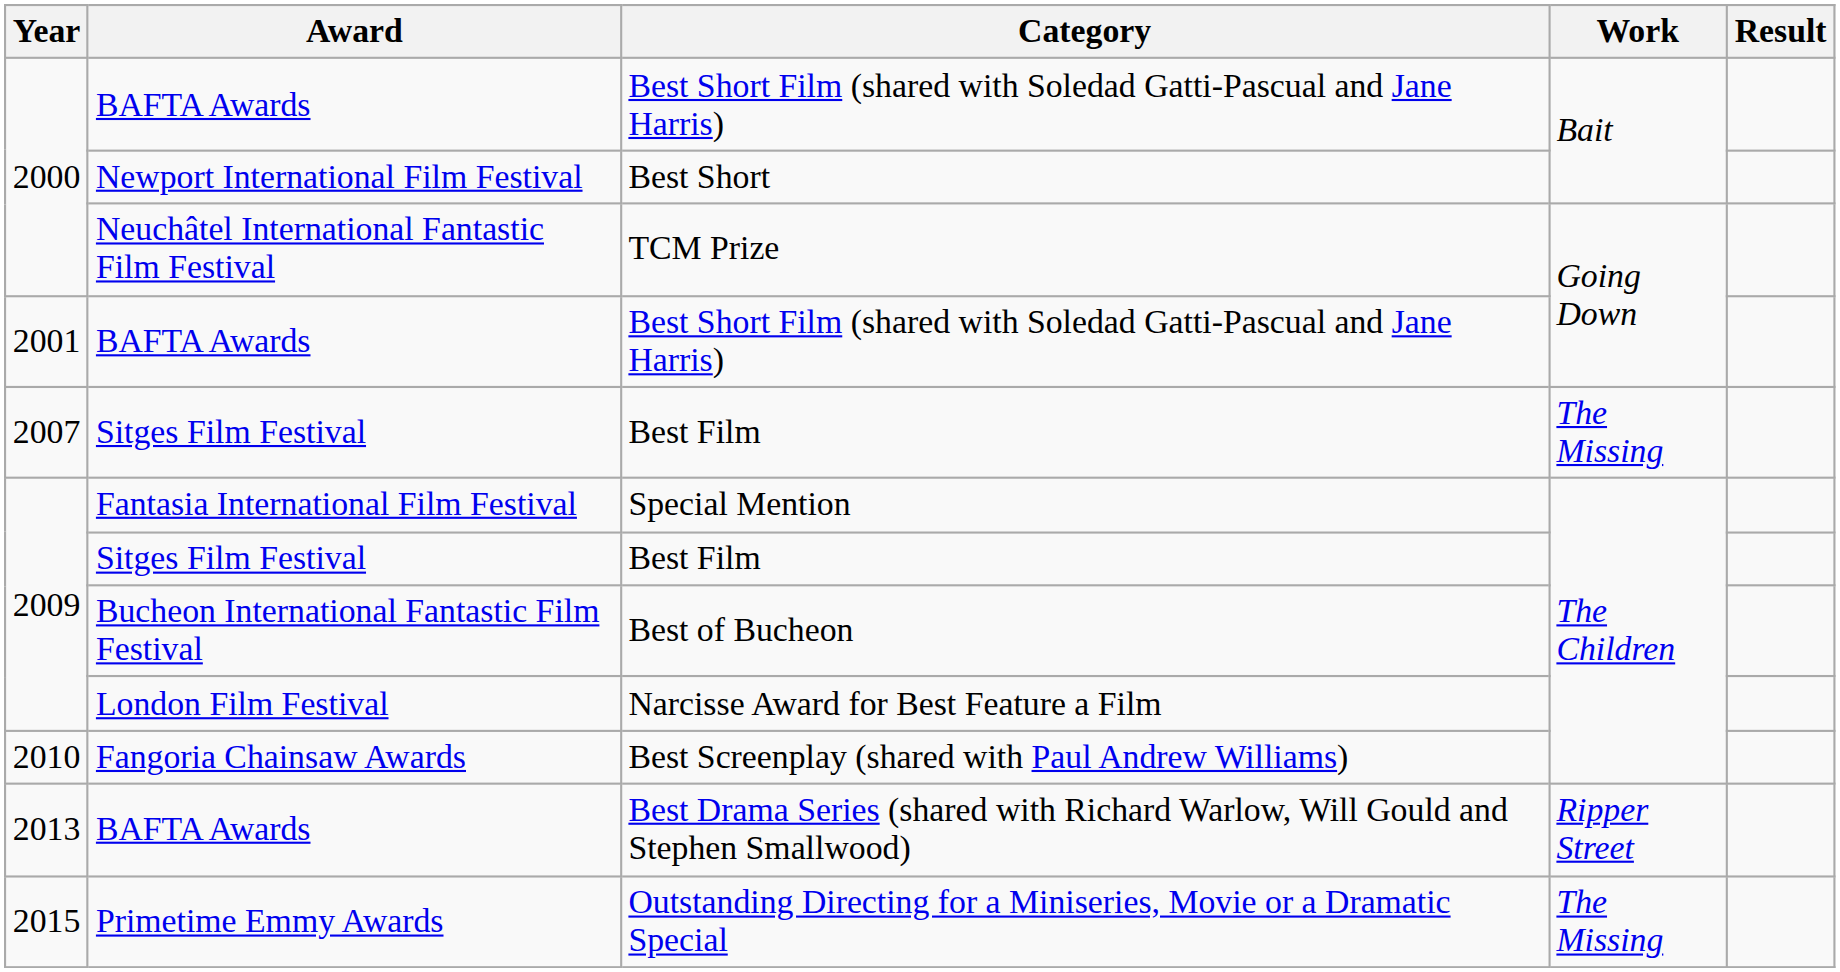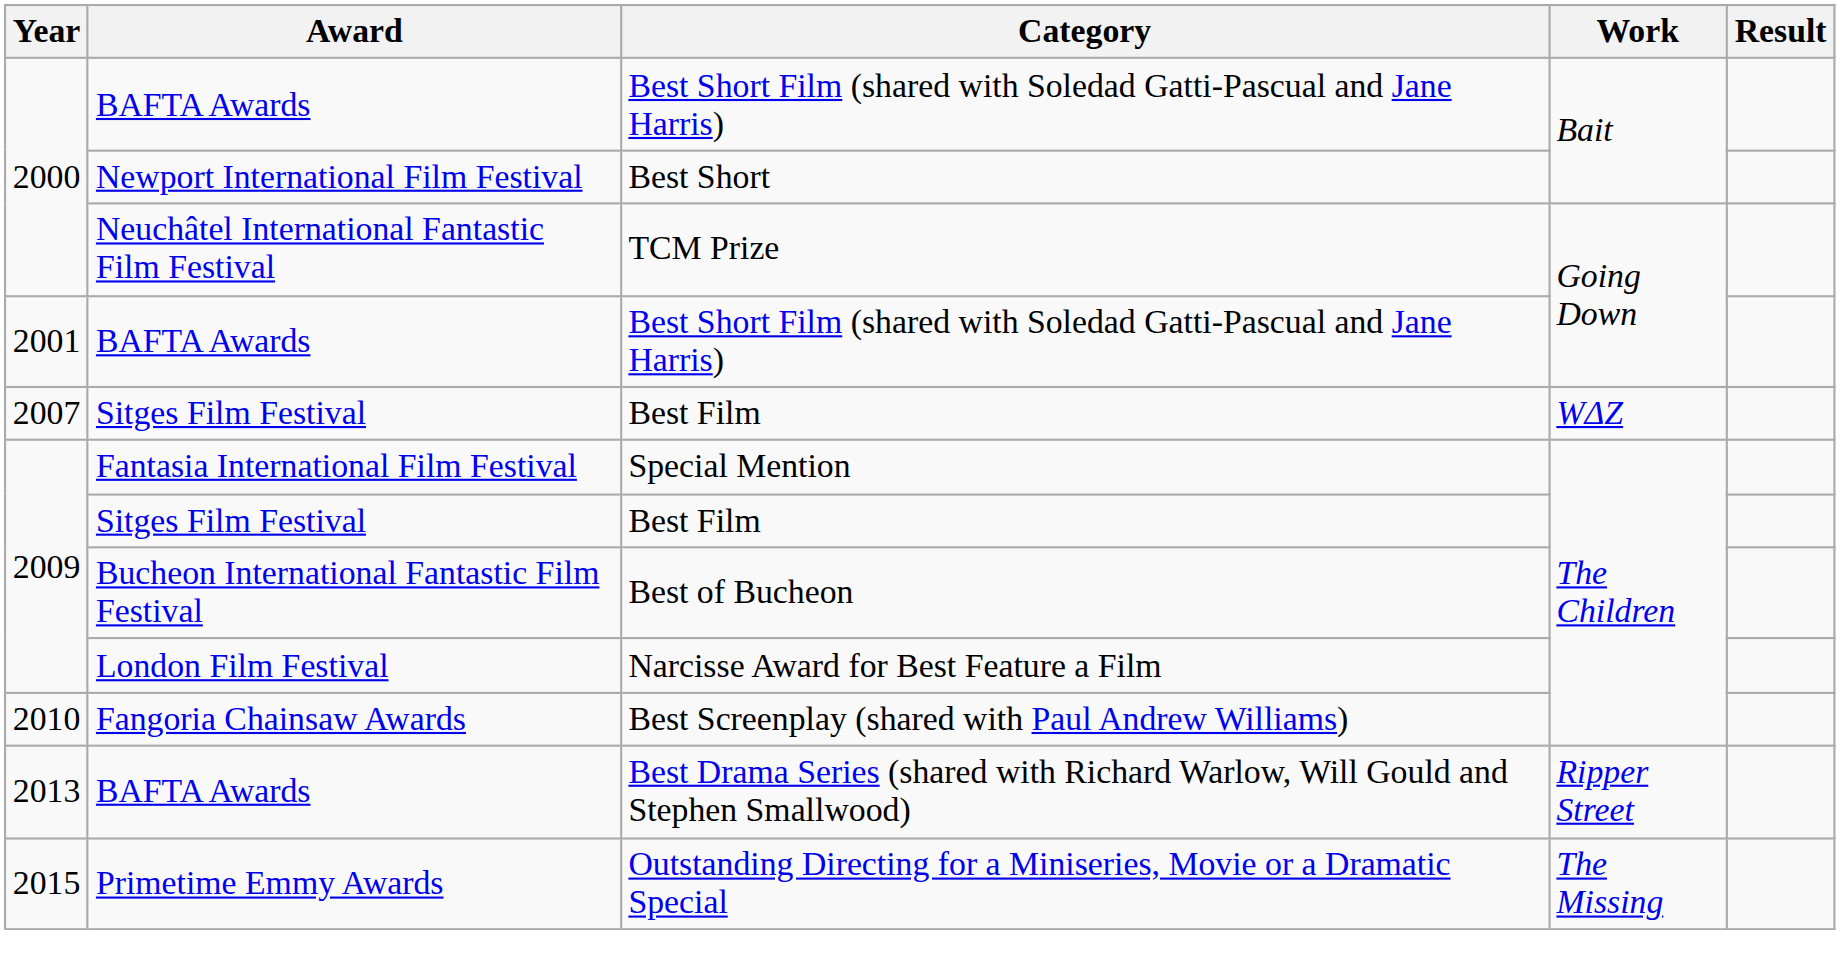(1610, 431) The Missing -> (1590, 412) WΔZ
